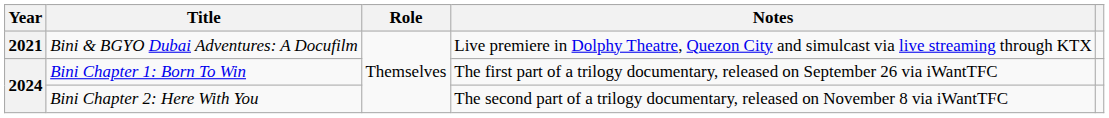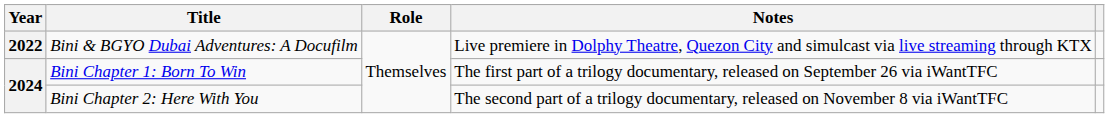(25, 44) 2021 -> (25, 44) 2022
